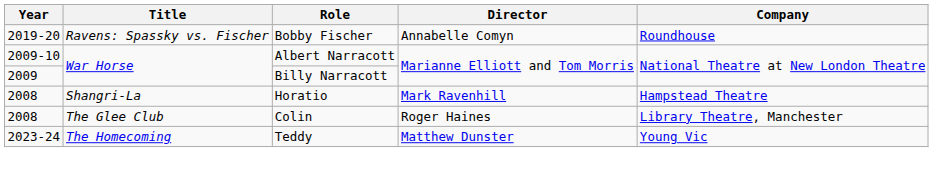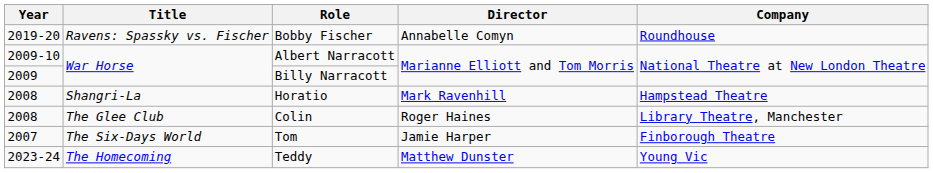+ row: (286, 137)
